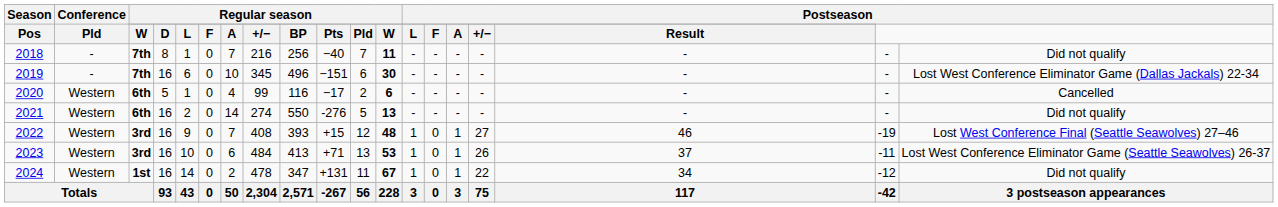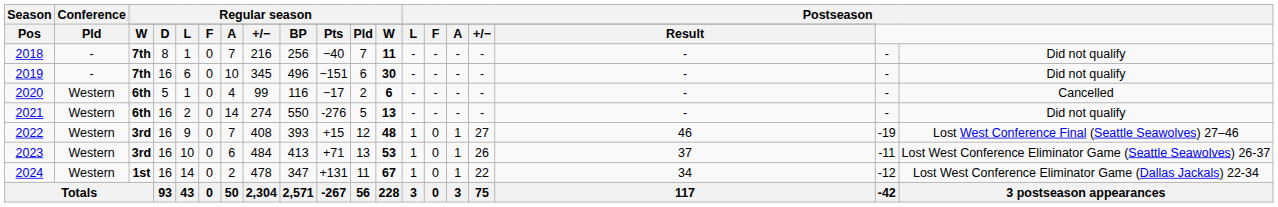(1086, 74) Lost West Conference Eliminator Game (Dallas Jackals) 22-34 -> (1086, 74) Did not qualify
(1086, 172) Did not qualify -> (1086, 172) Lost West Conference Eliminator Game (Dallas Jackals) 22-34
